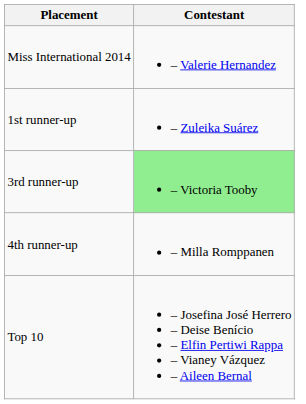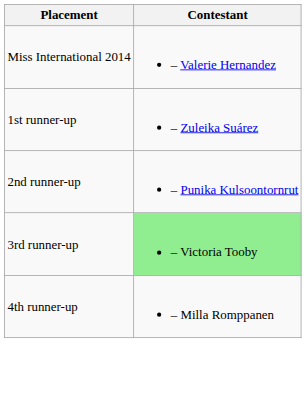+ row: (44, 182)
- row: (25, 337)
